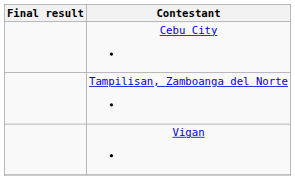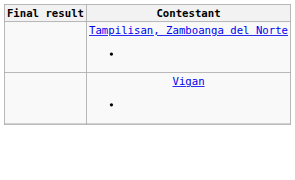- row: (189, 42)
